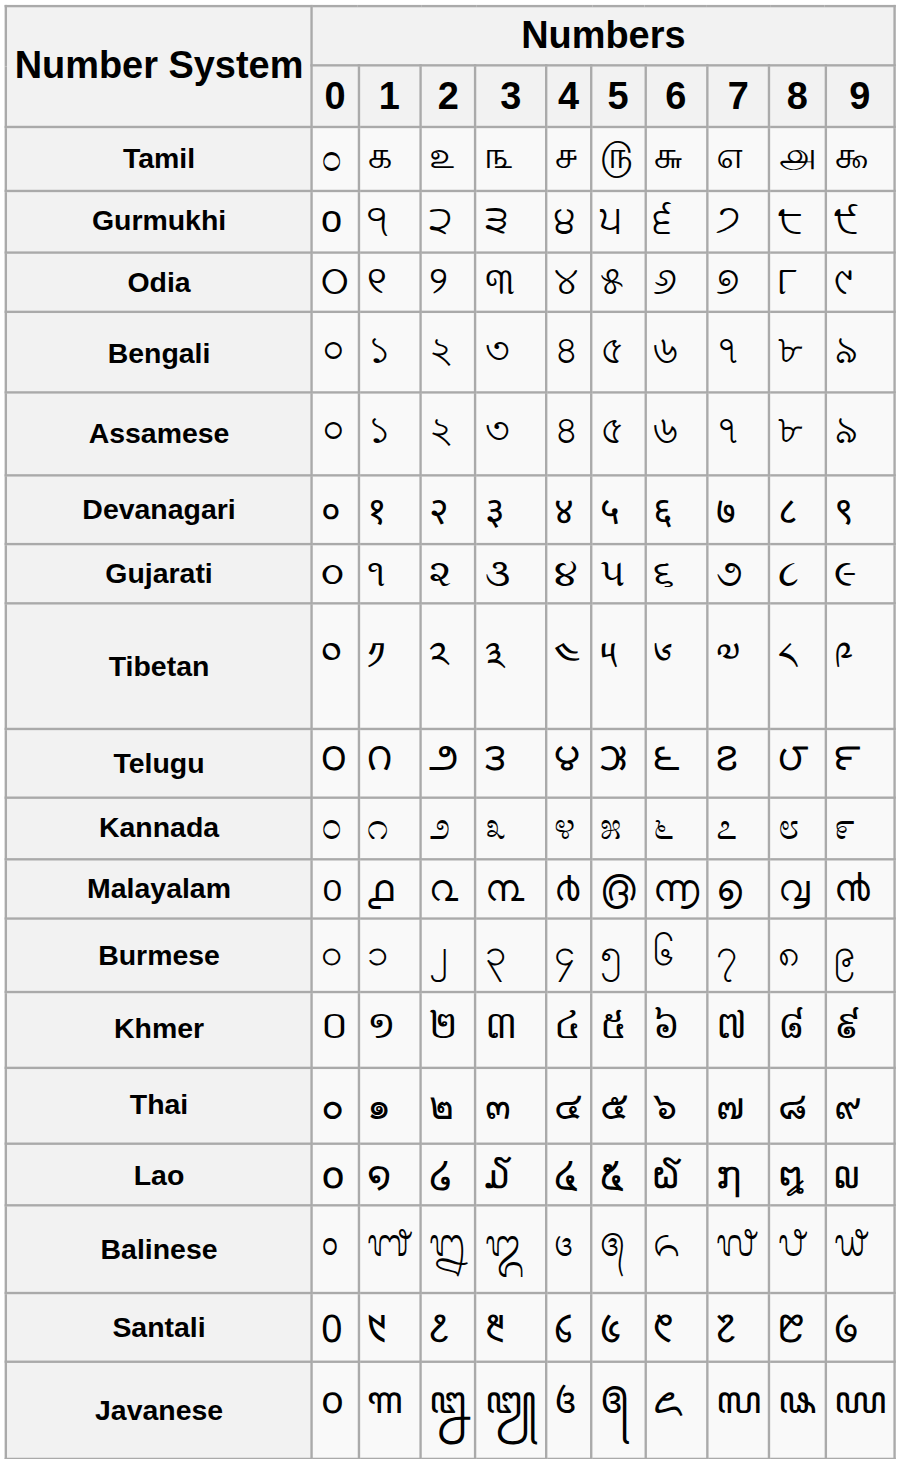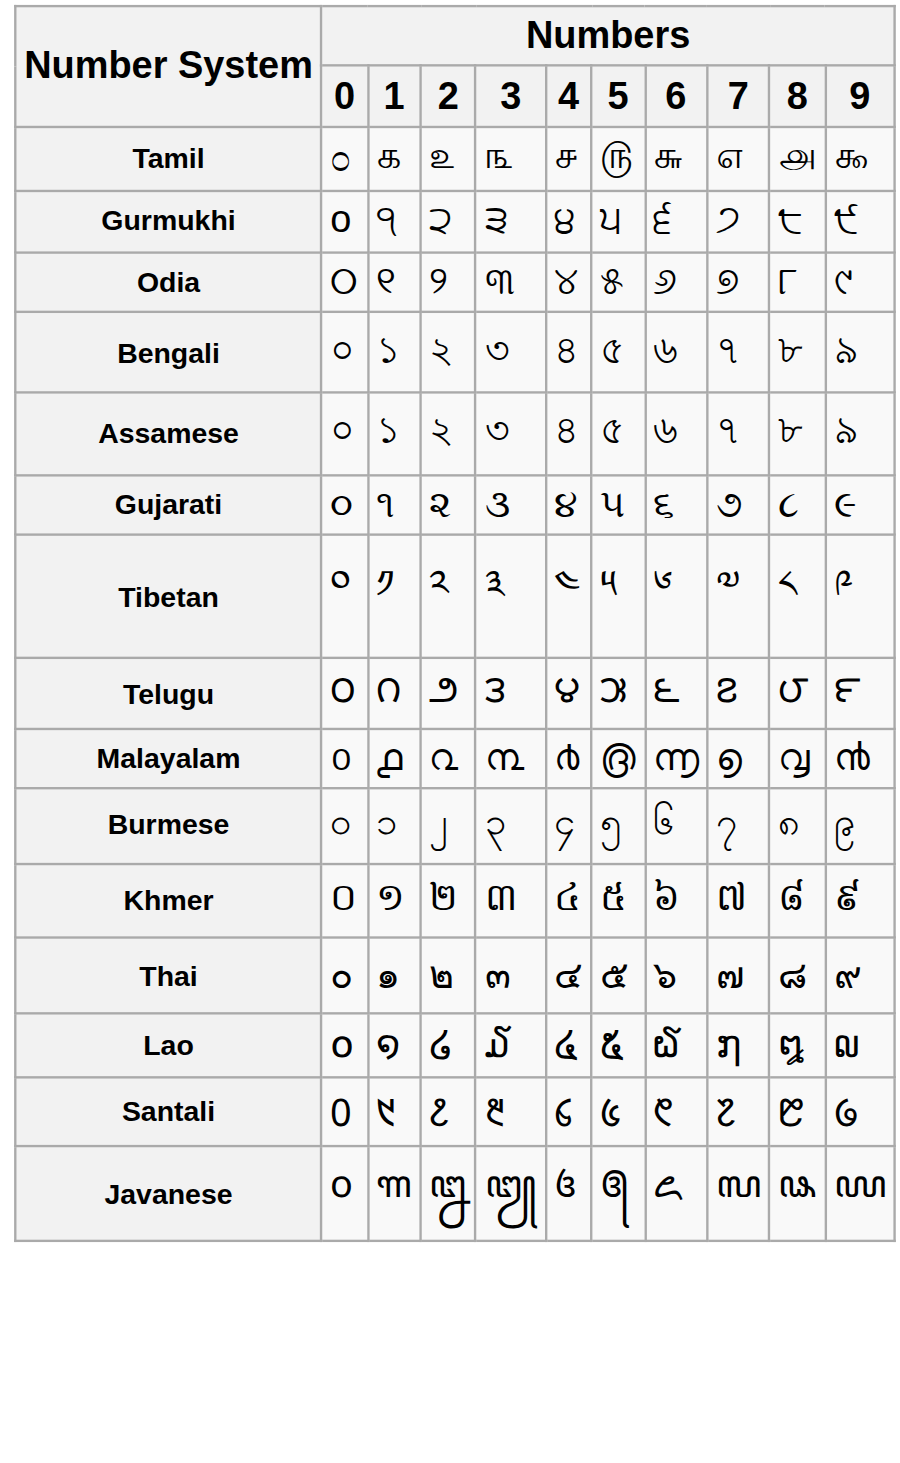- row: (159, 509)
- row: (159, 828)
- row: (159, 1249)
